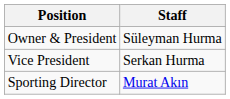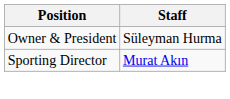- row: (49, 60)
